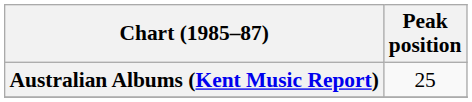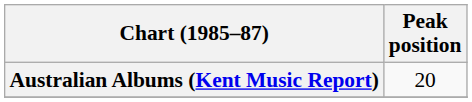(425, 79) 25 -> (425, 79) 20
